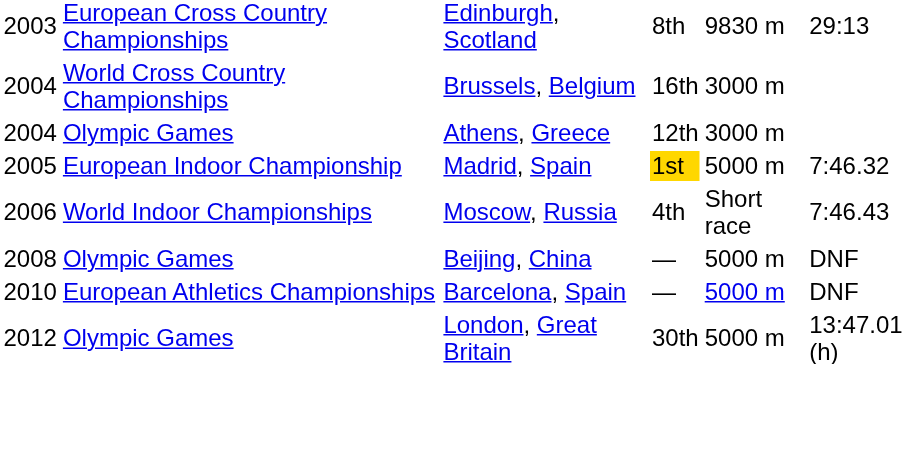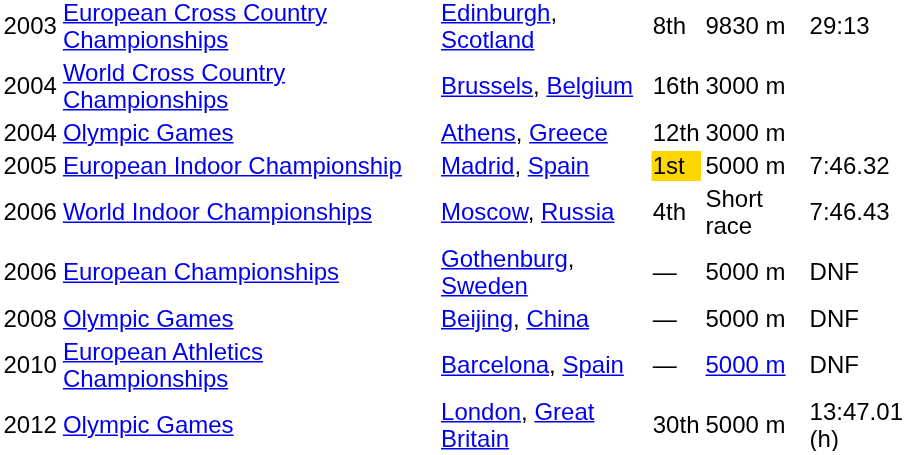+ row: (508, 272)
